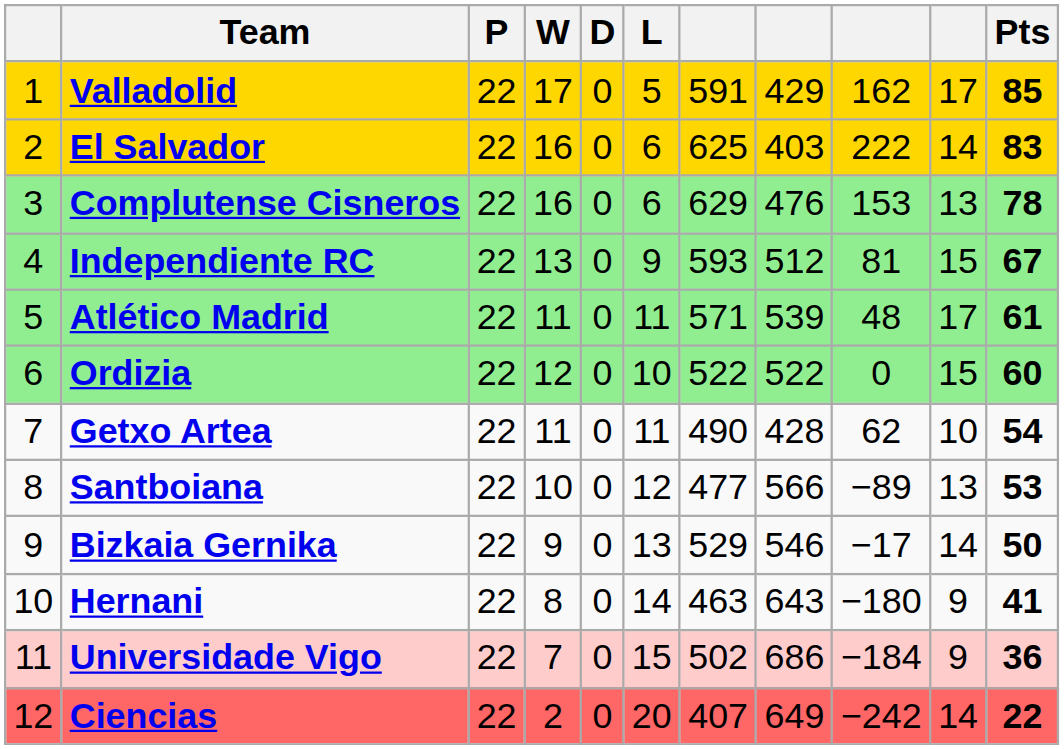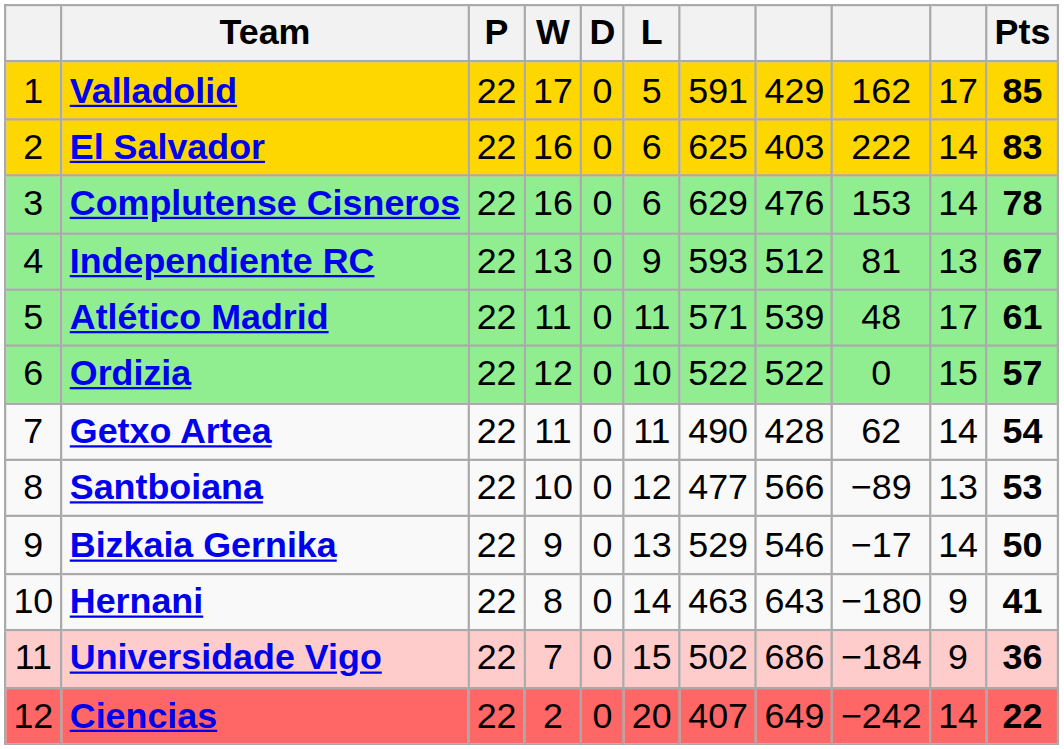(958, 203) 13 -> (958, 203) 14
(958, 260) 15 -> (958, 260) 13
(1022, 373) 60 -> (1022, 373) 57
(958, 430) 10 -> (958, 430) 14
